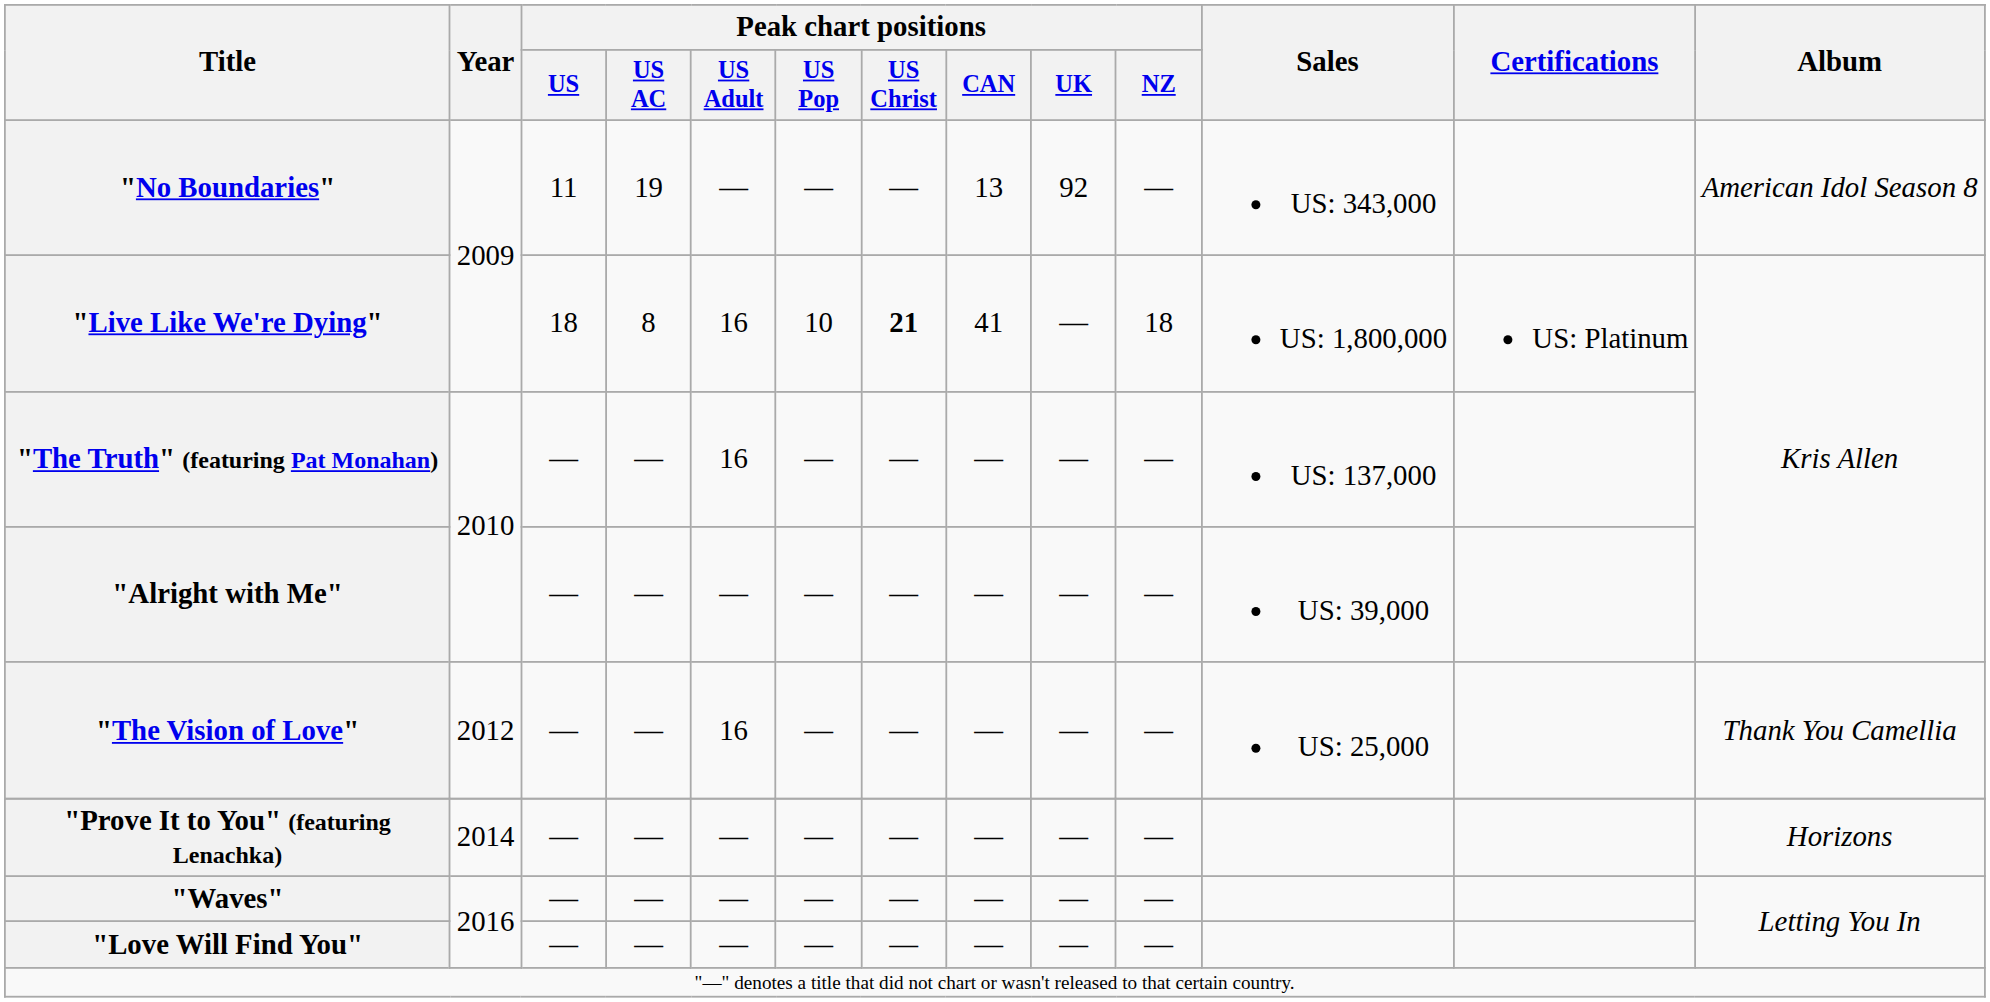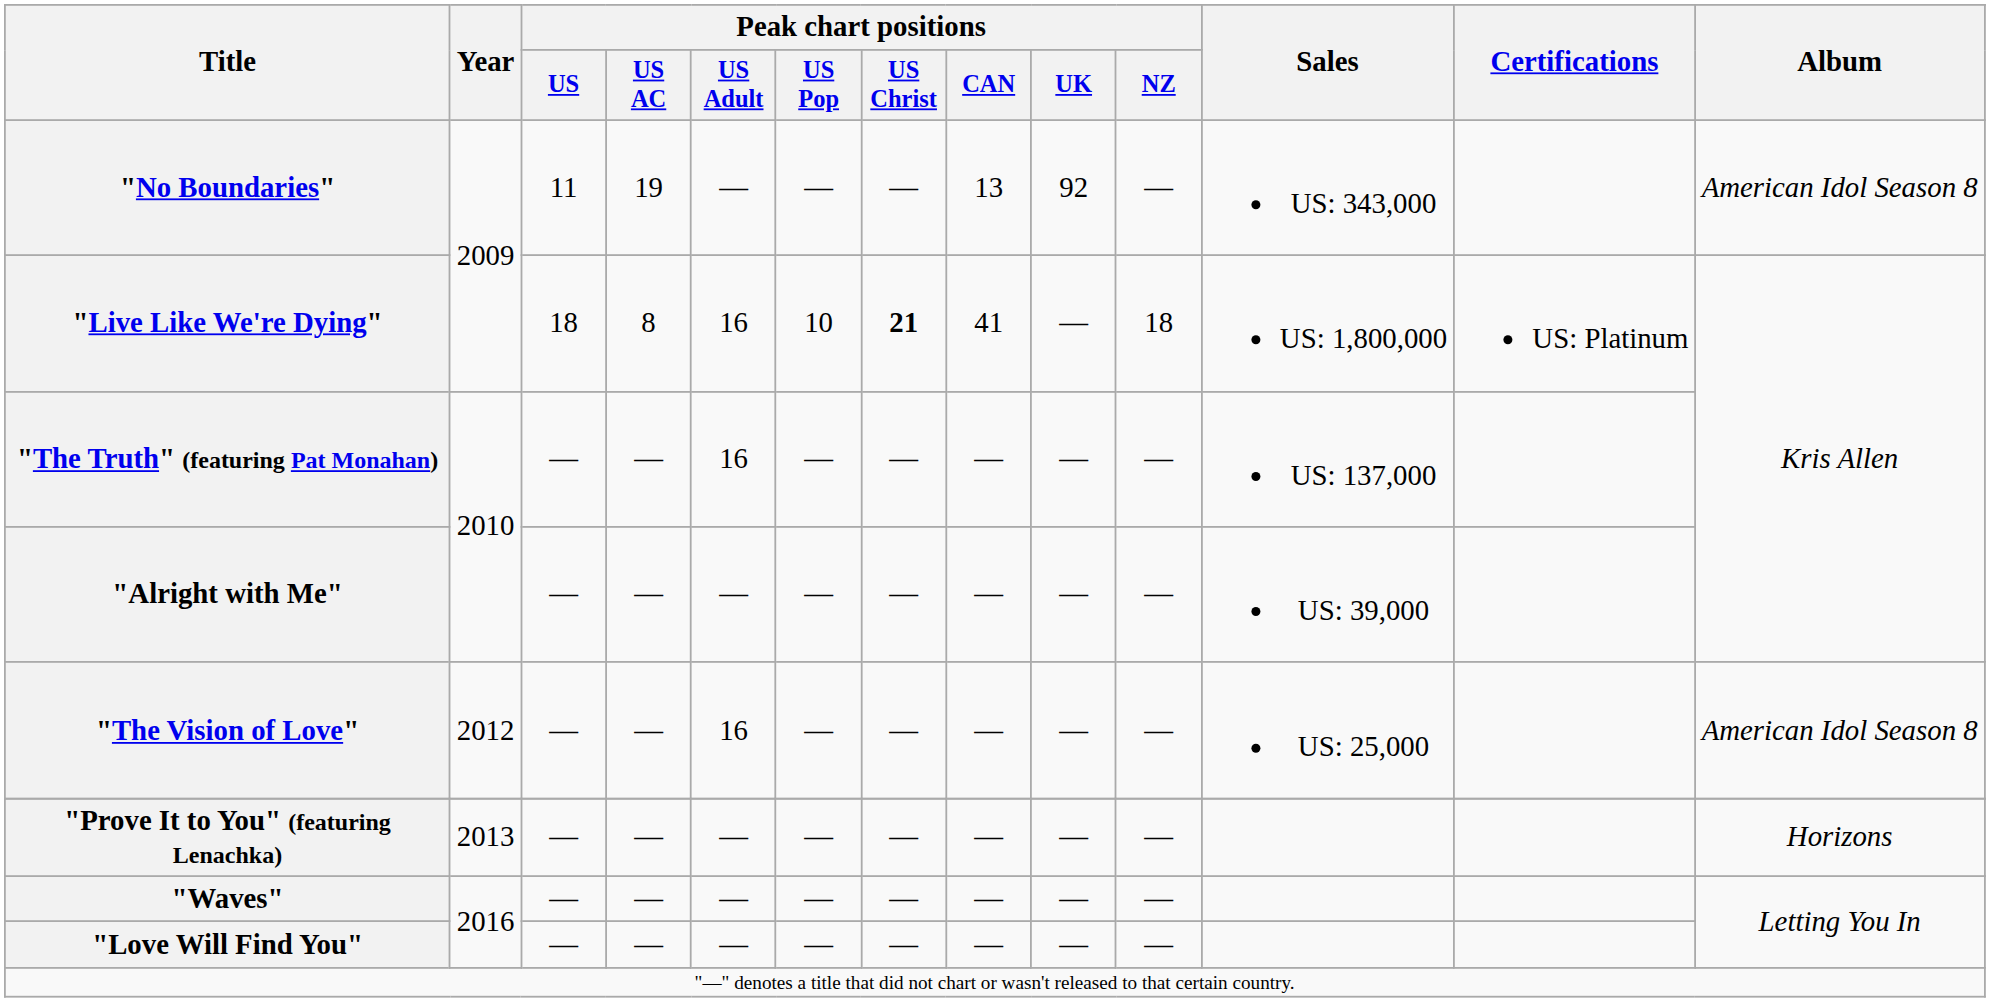(1840, 729) Thank You Camellia -> (1840, 729) American Idol Season 8
(486, 836) 2014 -> (486, 836) 2013
